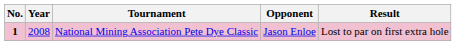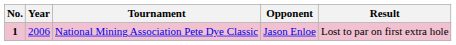(39, 31) 2008 -> (39, 31) 2006
